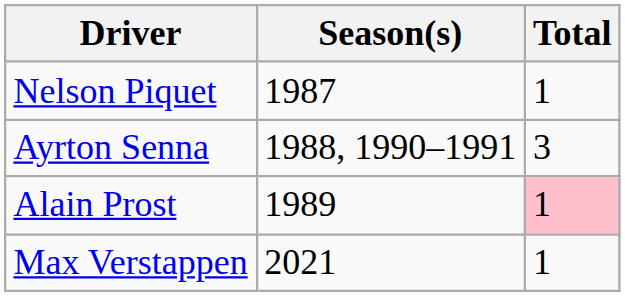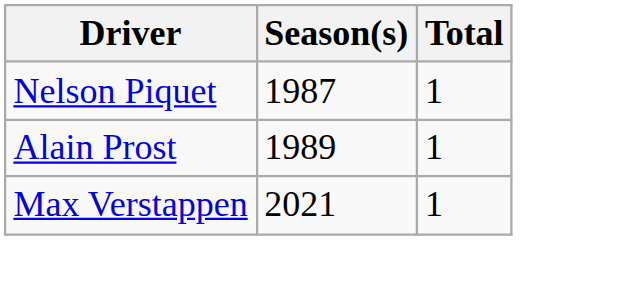- row: (111, 147)
(542, 204) pink background -> (434, 147) no background
